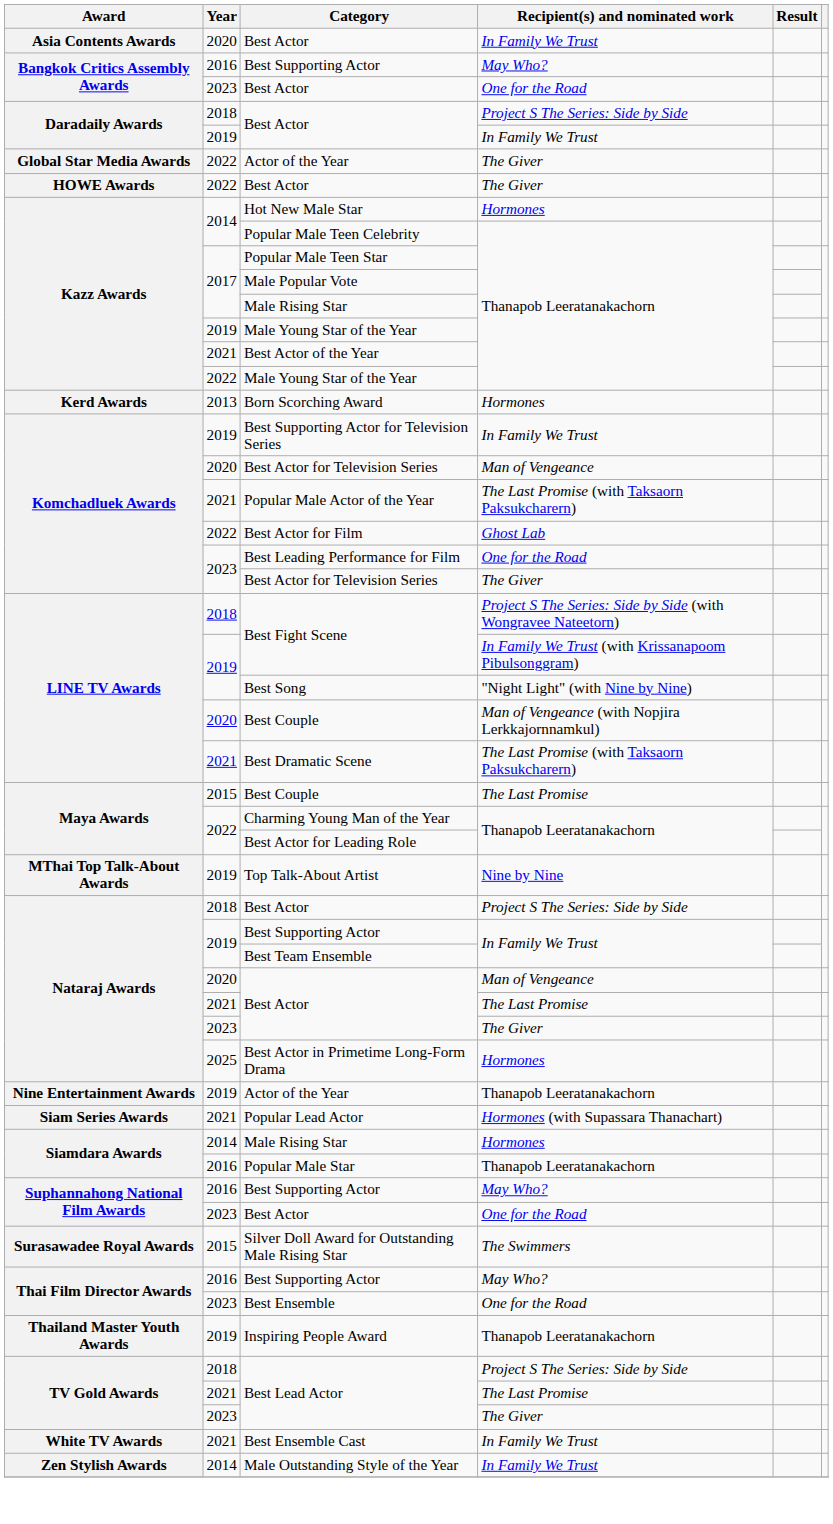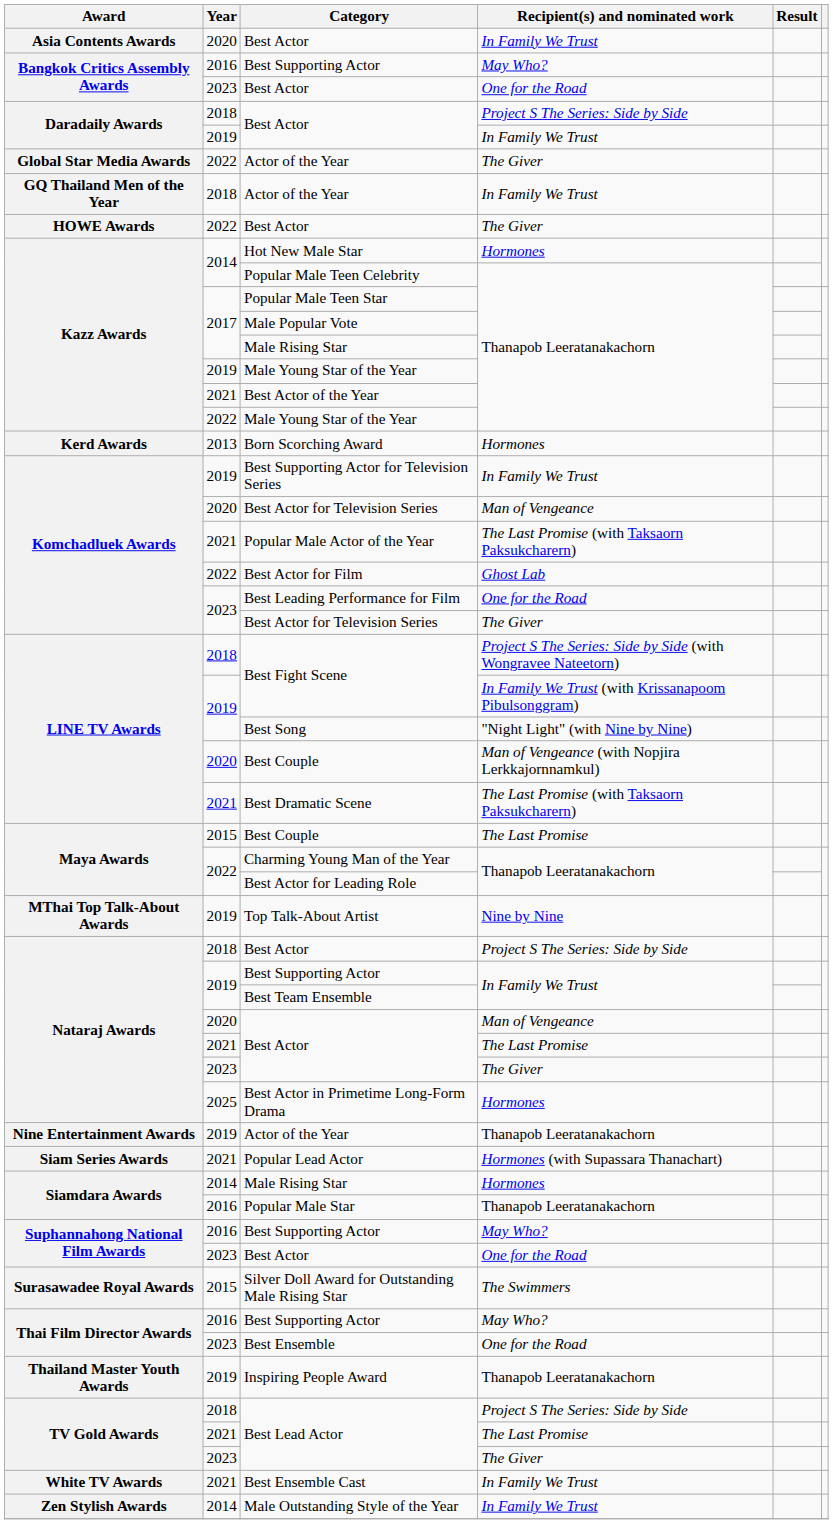+ row: (222, 193)
